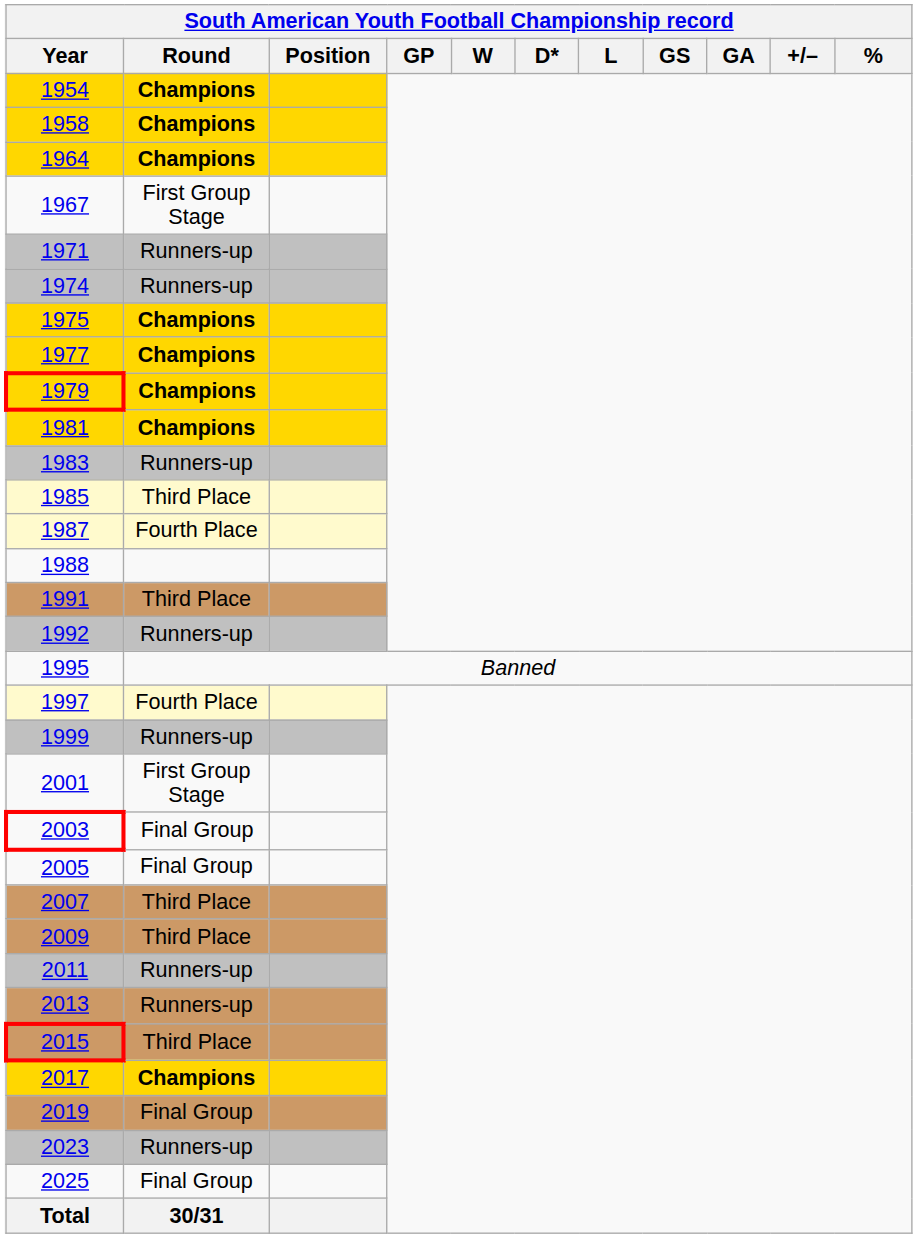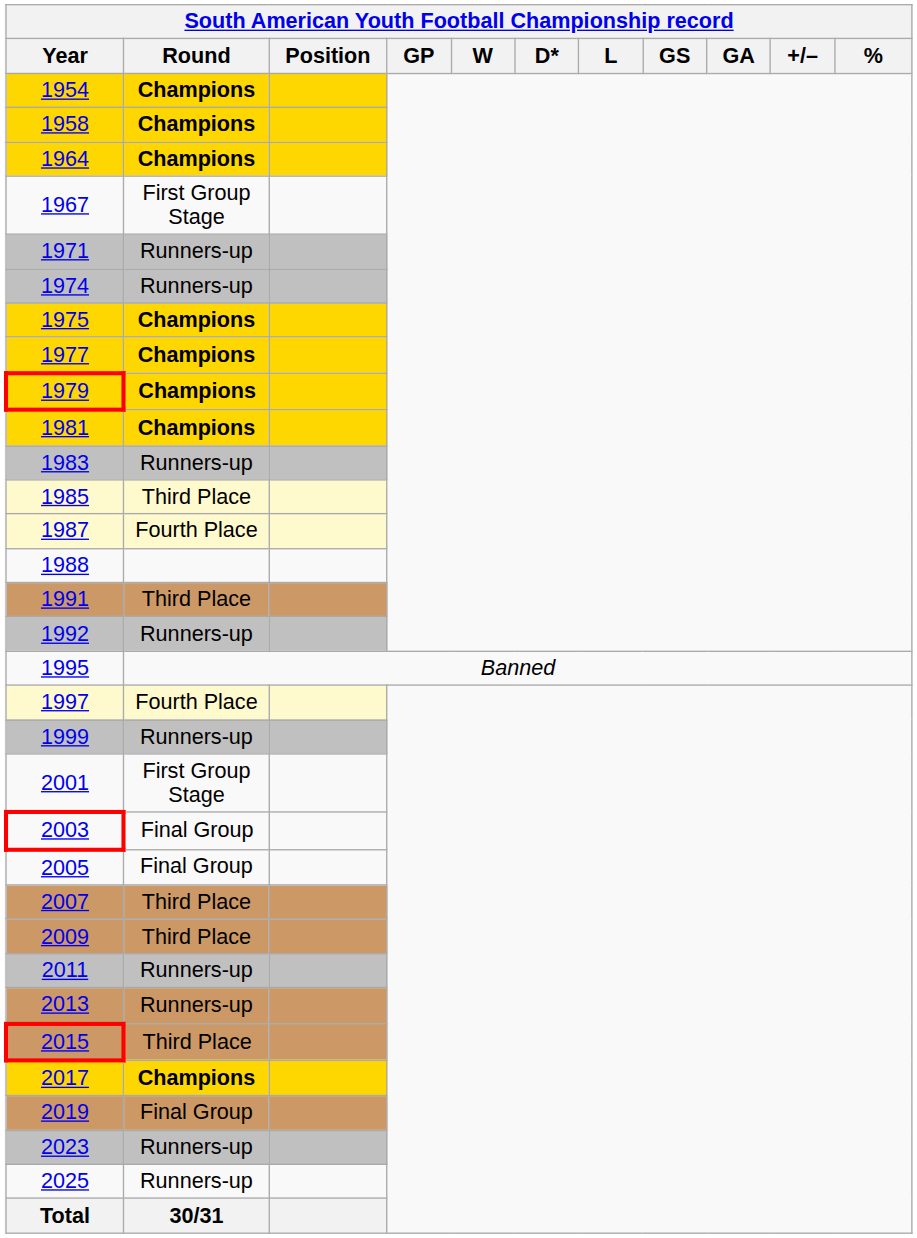(196, 1181) Final Group -> (196, 1181) Runners-up
